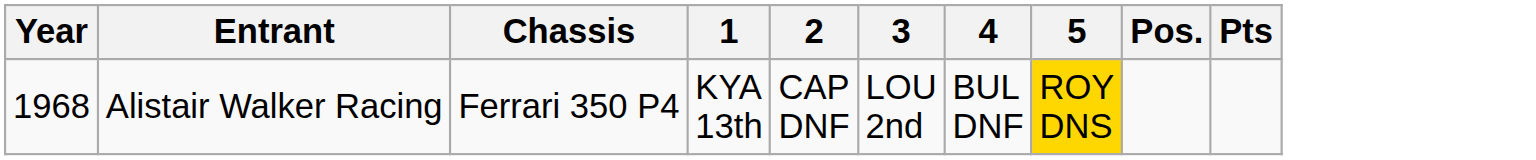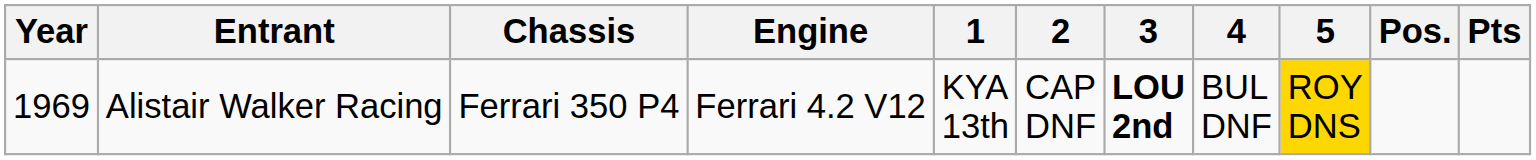+ column: (811, 31)
(51, 106) 1968 -> (51, 106) 1969
(901, 106) normal -> (1148, 106) bold
